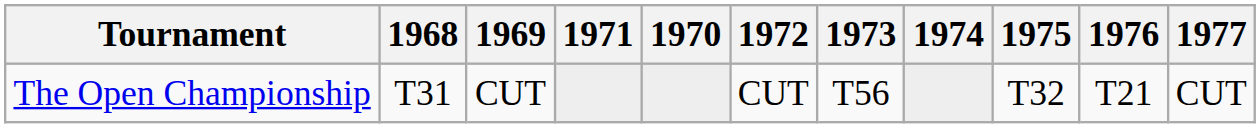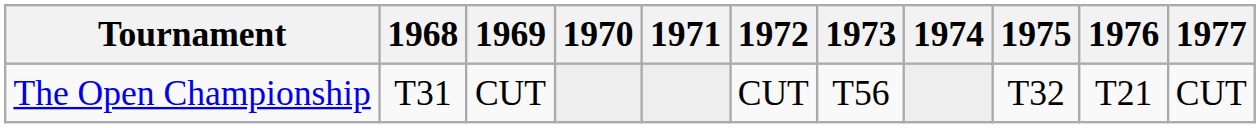columns swapped: (686, 34) <-> (598, 34)
